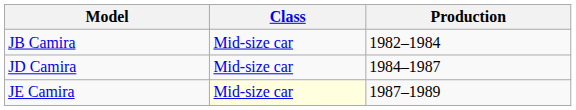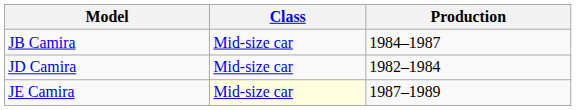(405, 42) 1982–1984 -> (405, 42) 1984–1987
(405, 67) 1984–1987 -> (405, 67) 1982–1984
